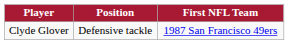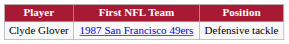columns swapped: (115, 13) <-> (220, 13)
